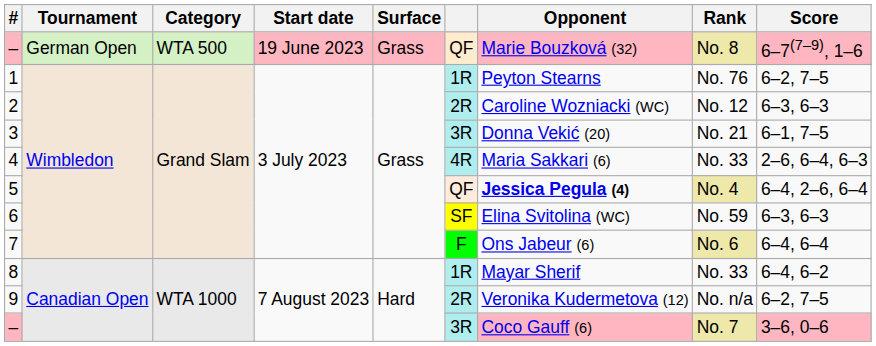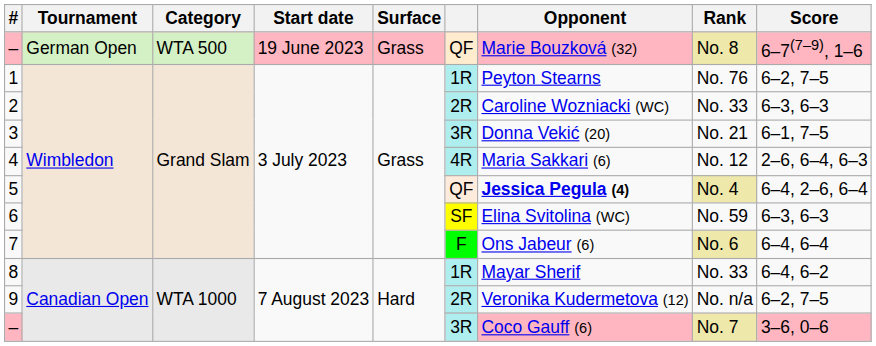(722, 106) No. 12 -> (722, 106) No. 33
(722, 161) No. 33 -> (722, 161) No. 12
